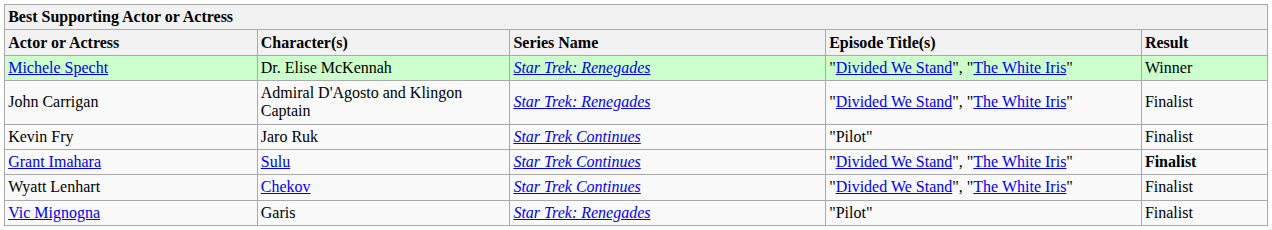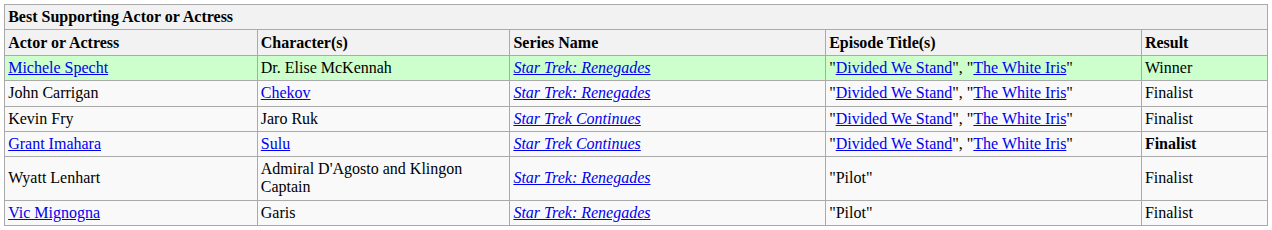(362, 102) Admiral D'Agosto and Klingon Captain -> (286, 93) Chekov
(851, 136) "Pilot" -> (951, 118) "Divided We Stand", "The White Iris"
(286, 187) Chekov -> (362, 178) Admiral D'Agosto and Klingon Captain
(577, 187) Star Trek Continues -> (582, 178) Star Trek: Renegades
(951, 187) "Divided We Stand", "The White Iris" -> (851, 178) "Pilot"
